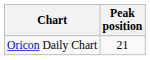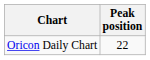(122, 45) 21 -> (122, 45) 22
